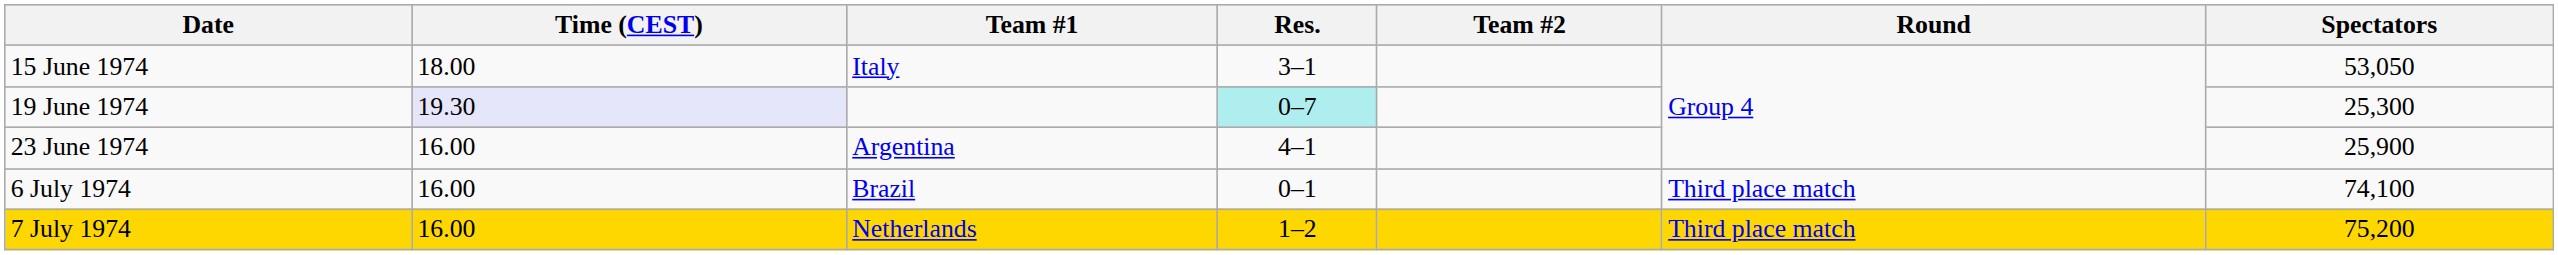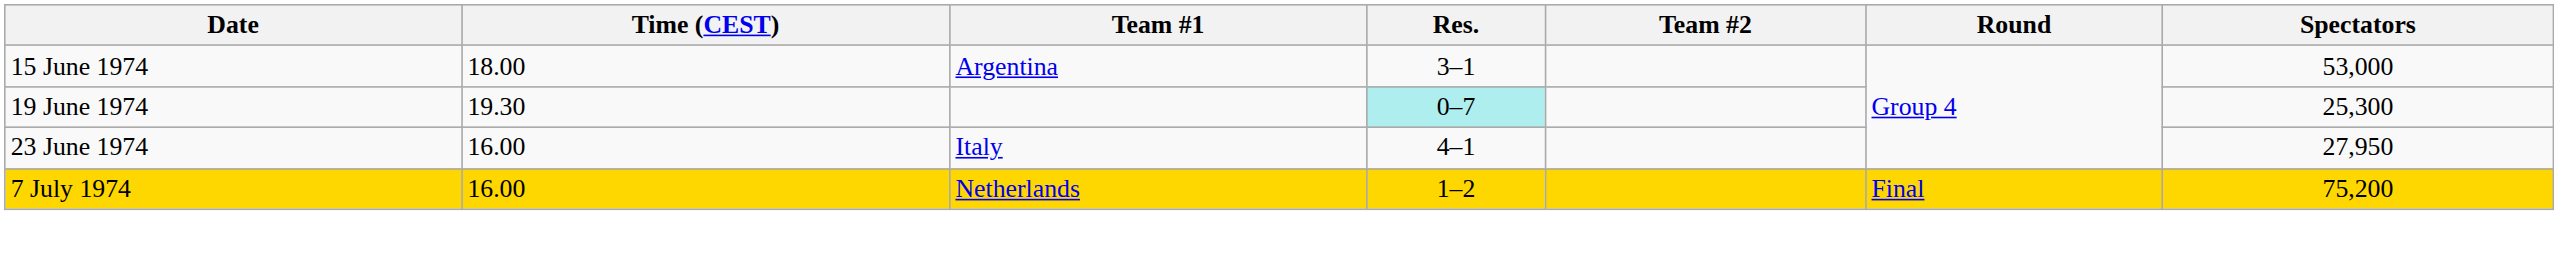(876, 65) Italy -> (1007, 65) Argentina
(2379, 65) 53,050 -> (2358, 65) 53,000
(446, 106) lavender background -> (496, 106) no background
(903, 147) Argentina -> (979, 147) Italy
(2379, 147) 25,900 -> (2358, 147) 27,950
- row: (71, 188)
(1762, 229) Third place match -> (1898, 188) Final
